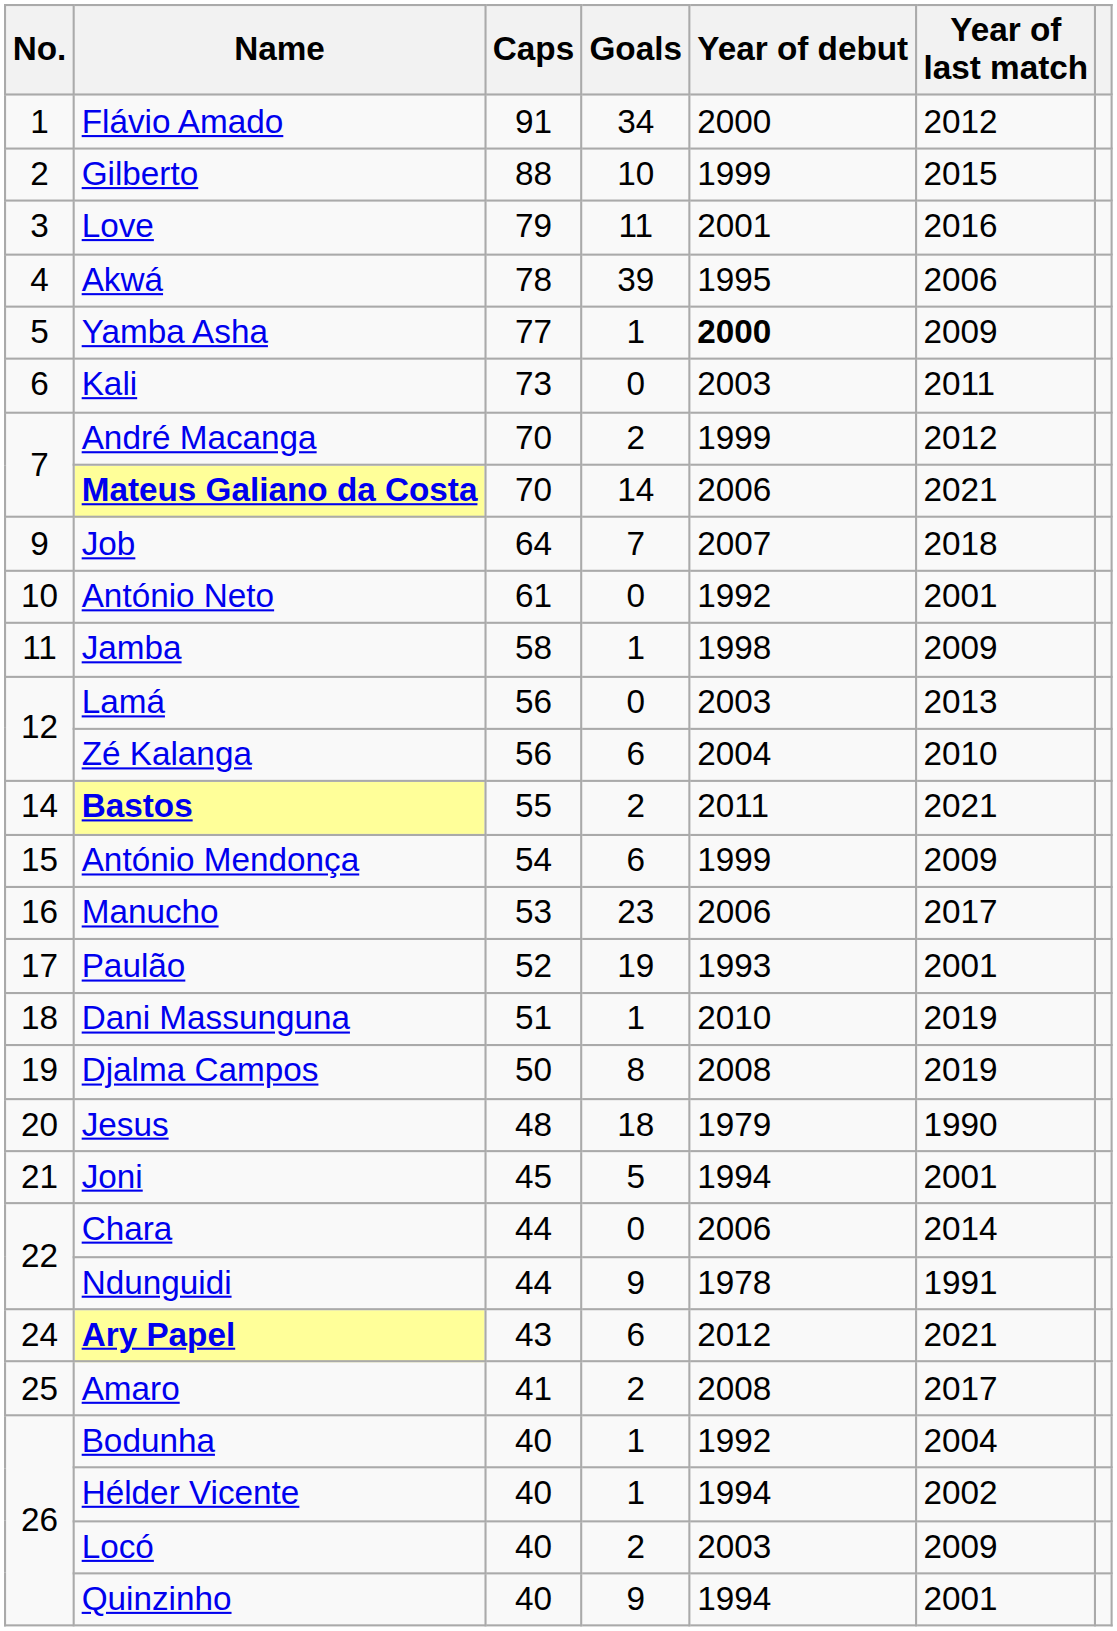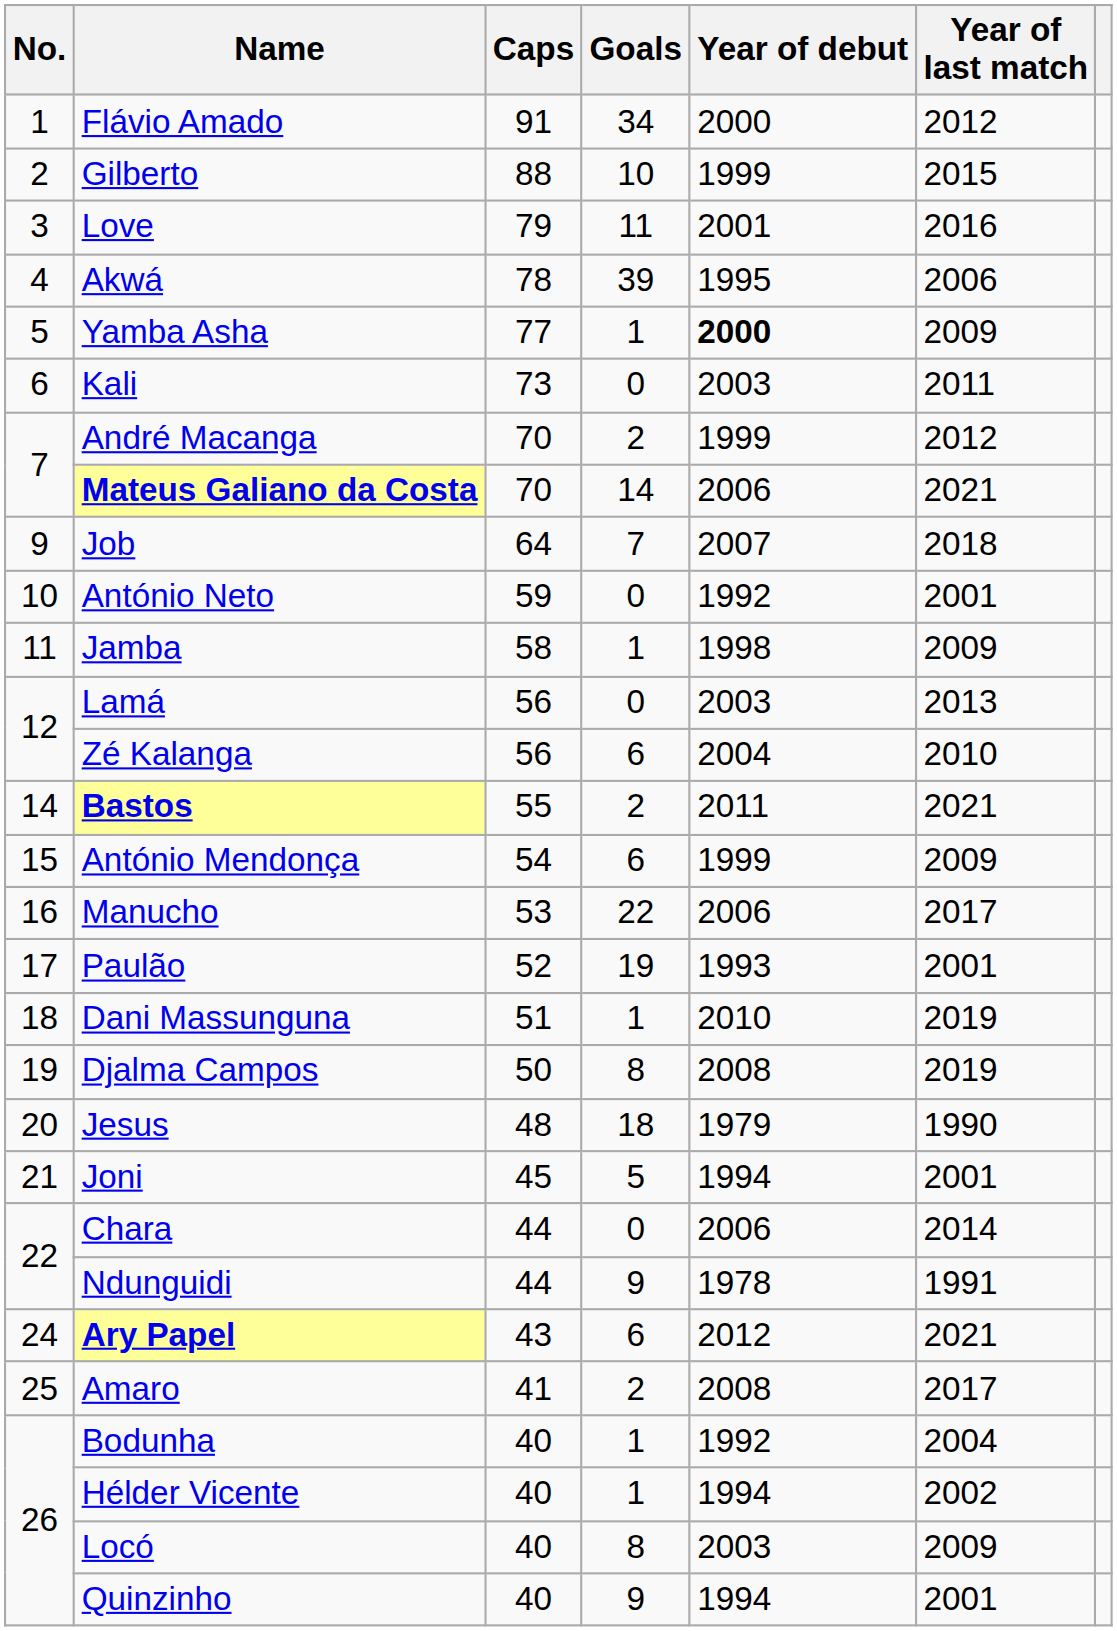(533, 596) 61 -> (533, 596) 59
(636, 912) 23 -> (636, 912) 22
(636, 1546) 2 -> (636, 1546) 8
